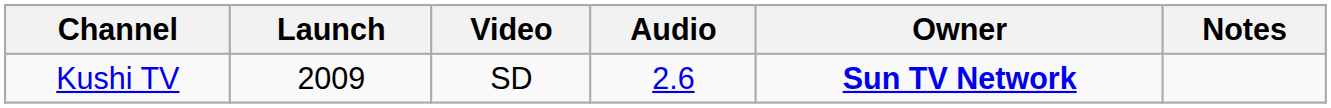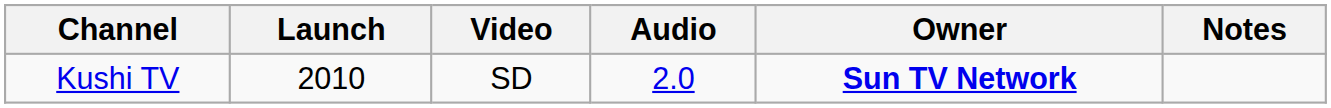(331, 78) 2009 -> (331, 78) 2010
(673, 78) 2.6 -> (673, 78) 2.0
